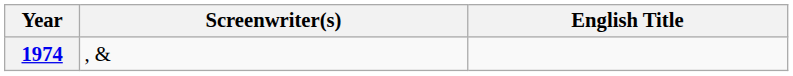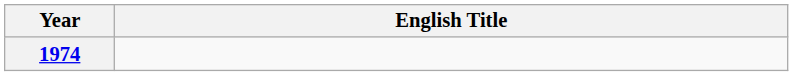- column: (273, 20)
